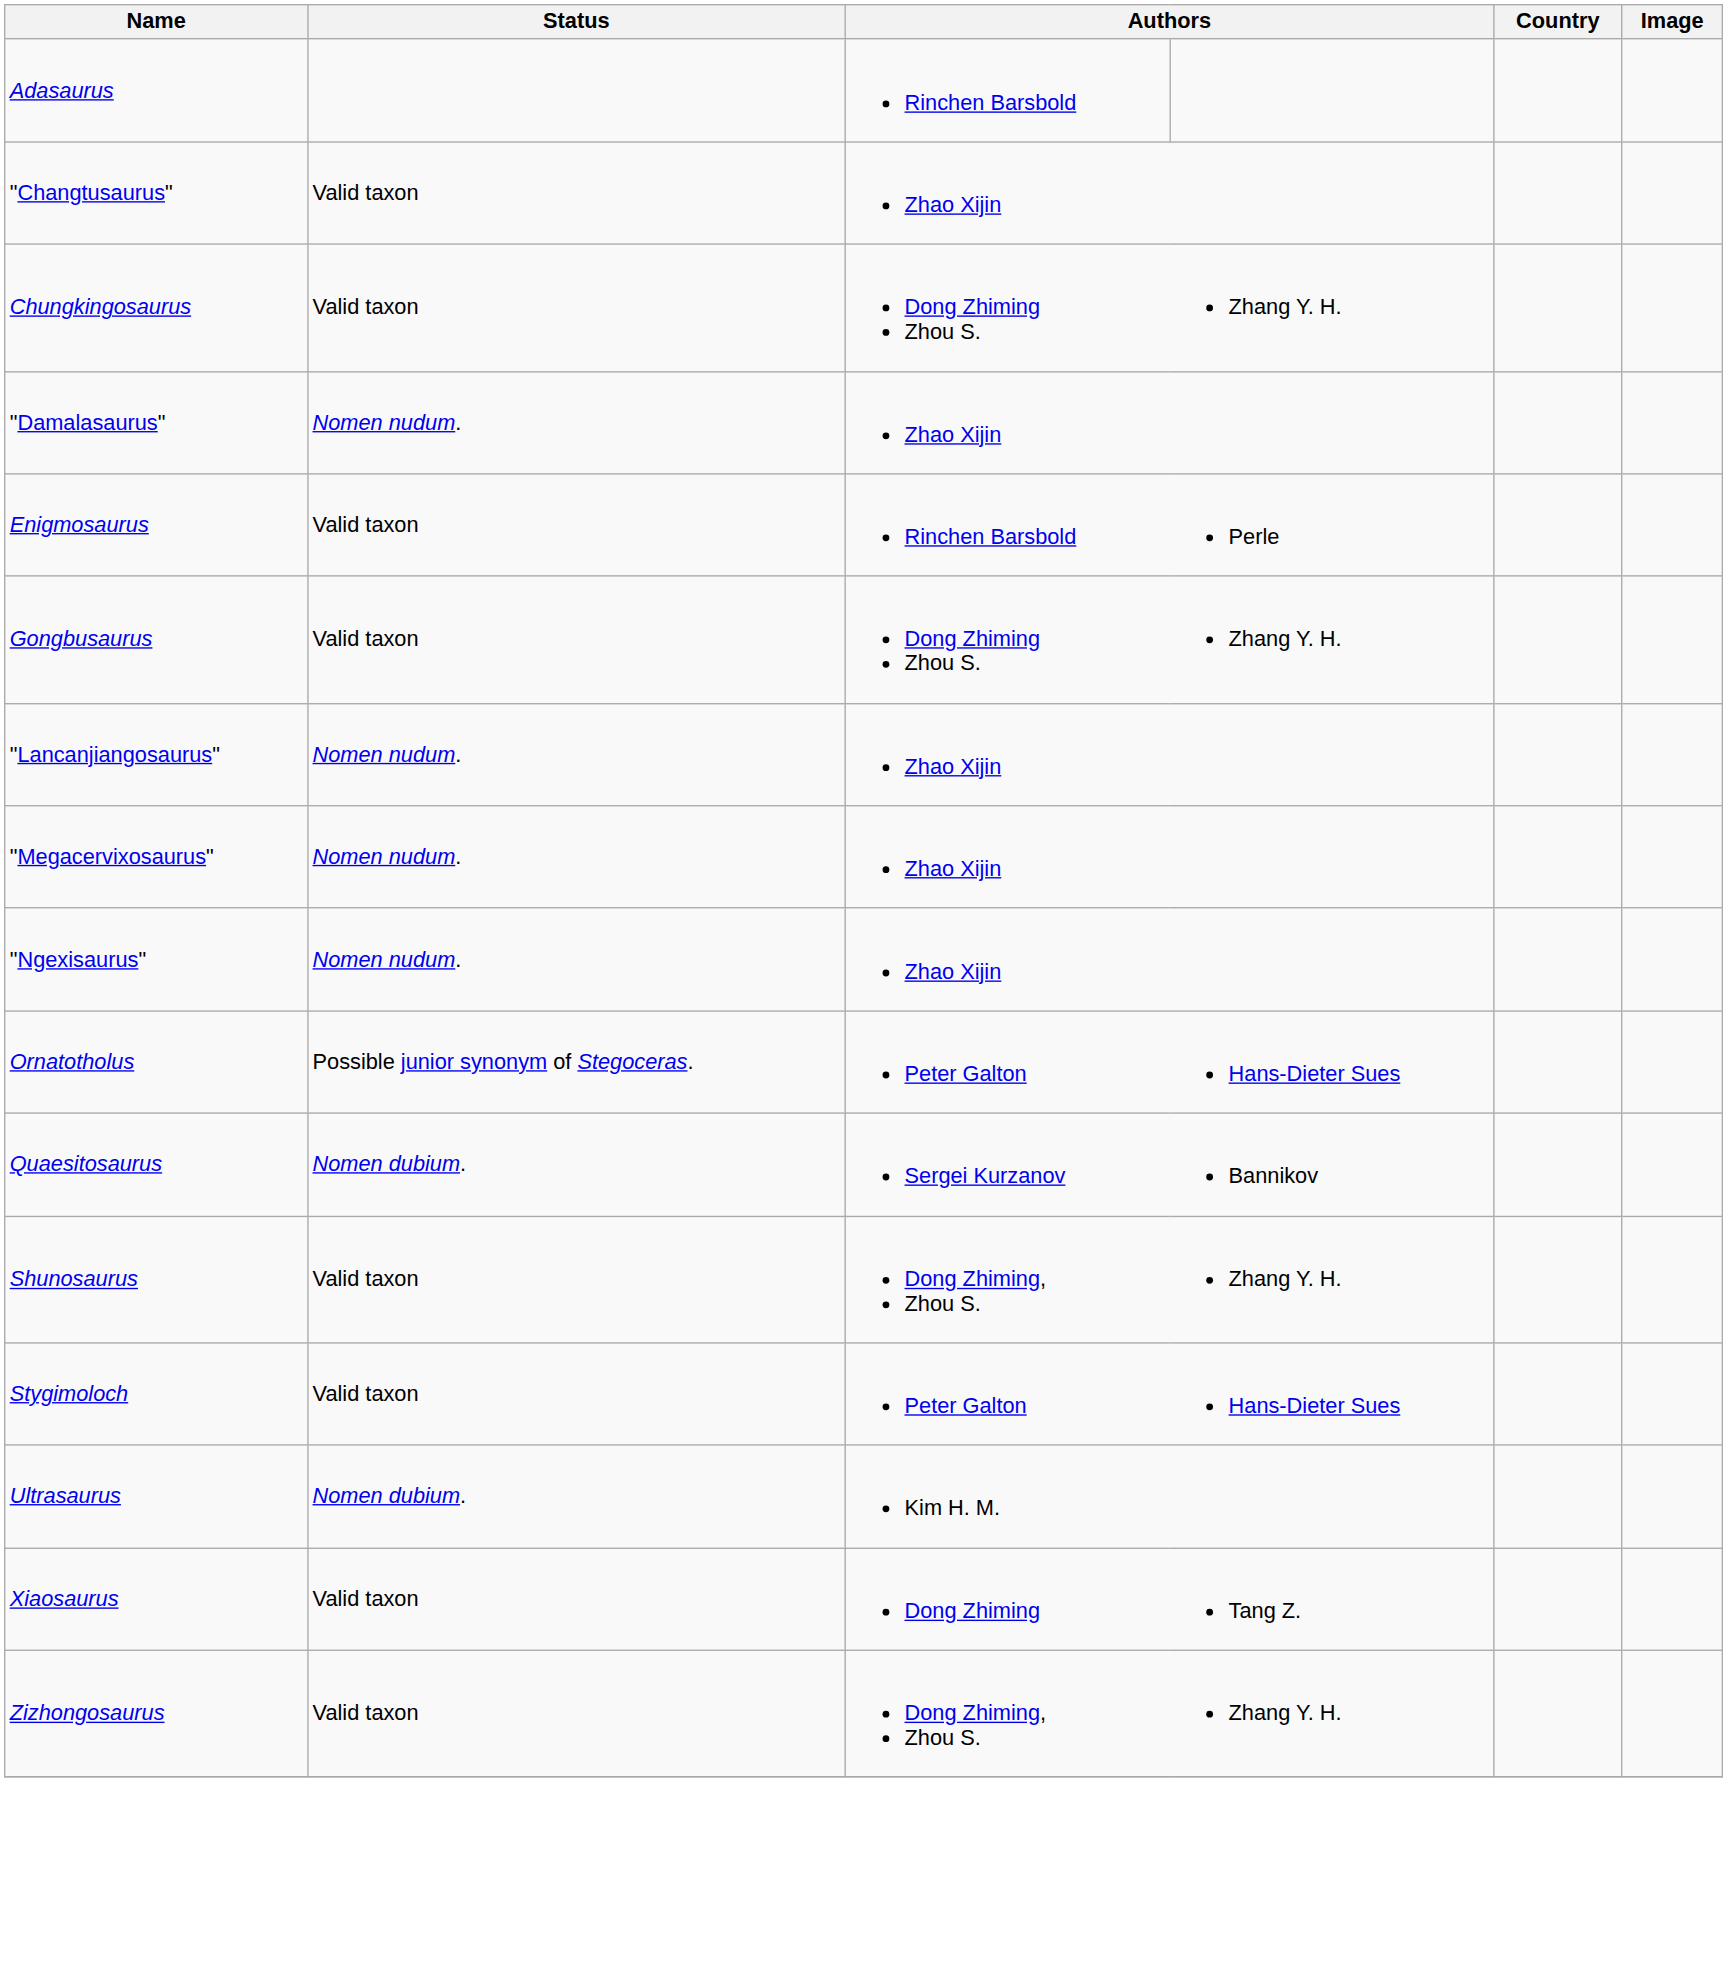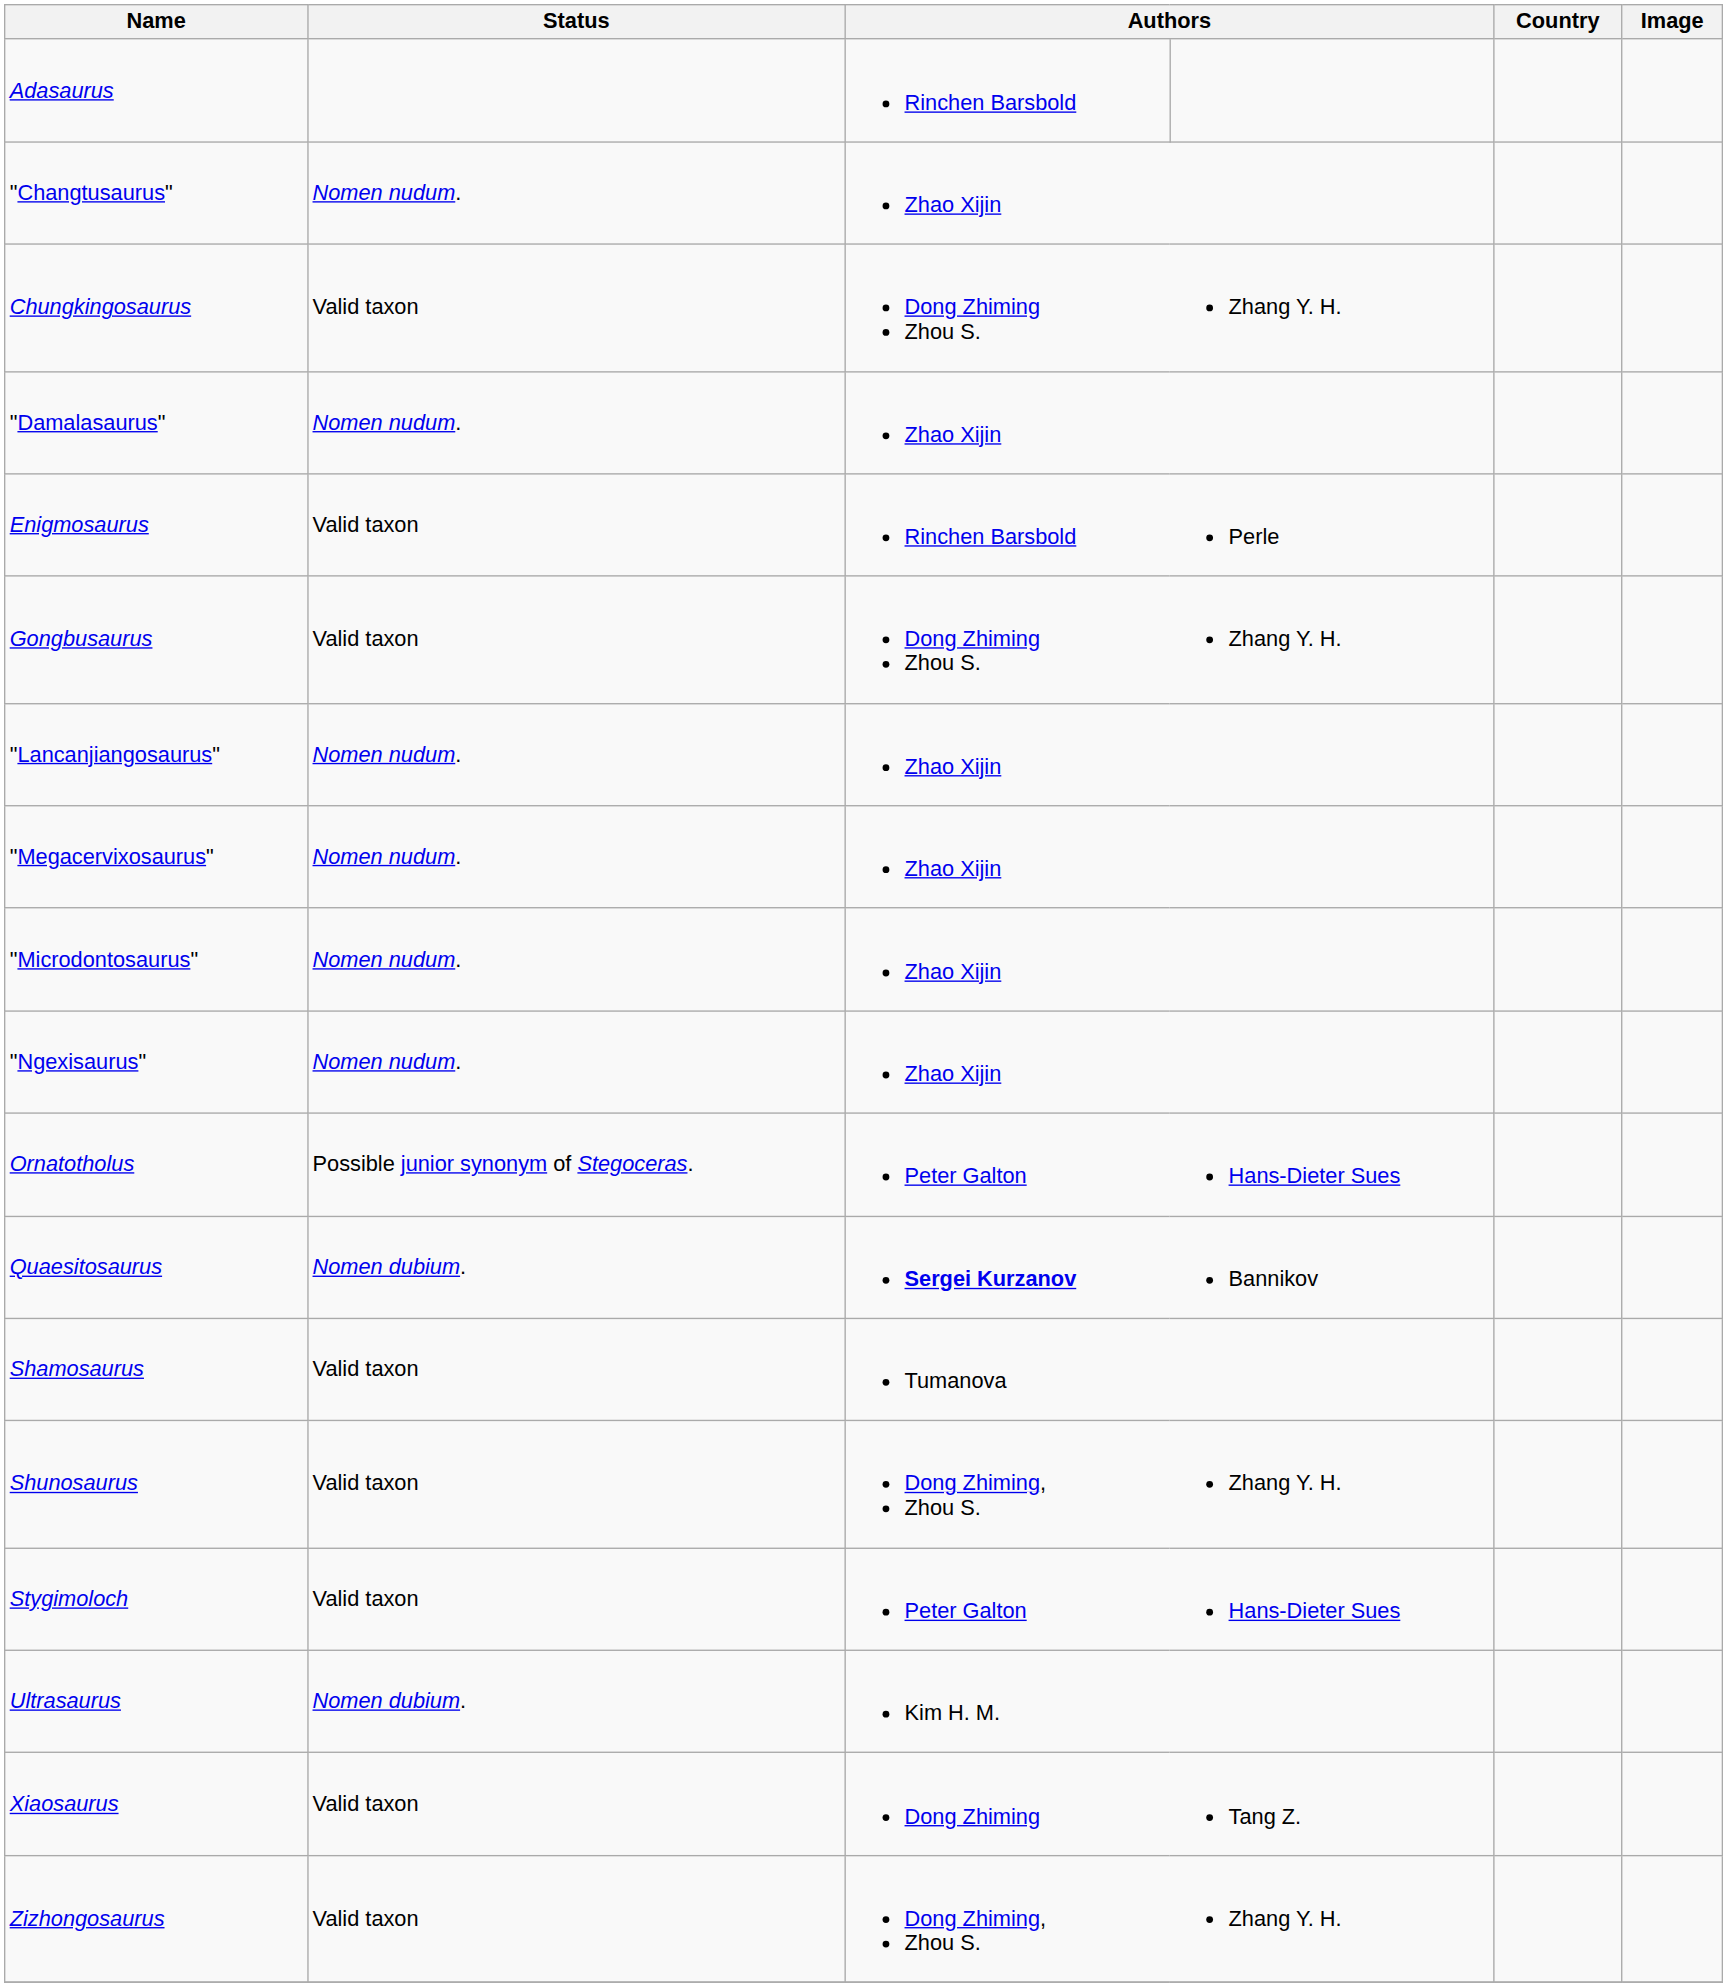(366, 192) Valid taxon -> (387, 192) Nomen nudum.
+ row: (104, 959)
(1008, 1177) normal -> (1008, 1279) bold
+ row: (77, 1369)
